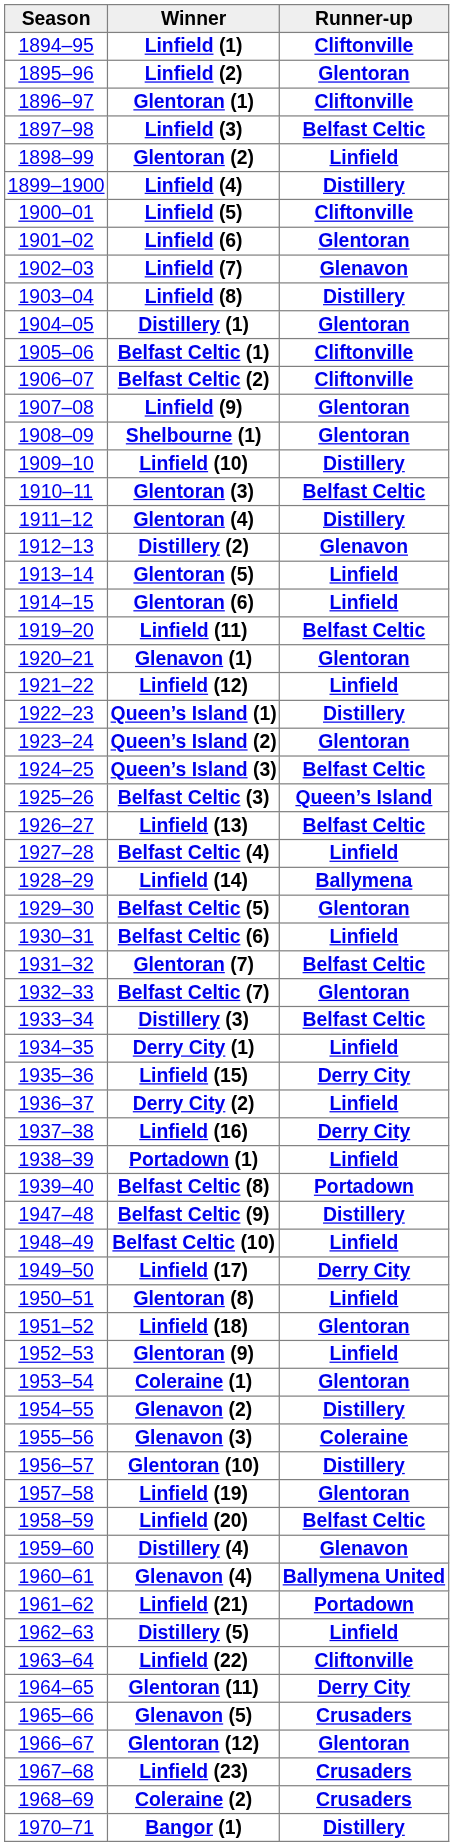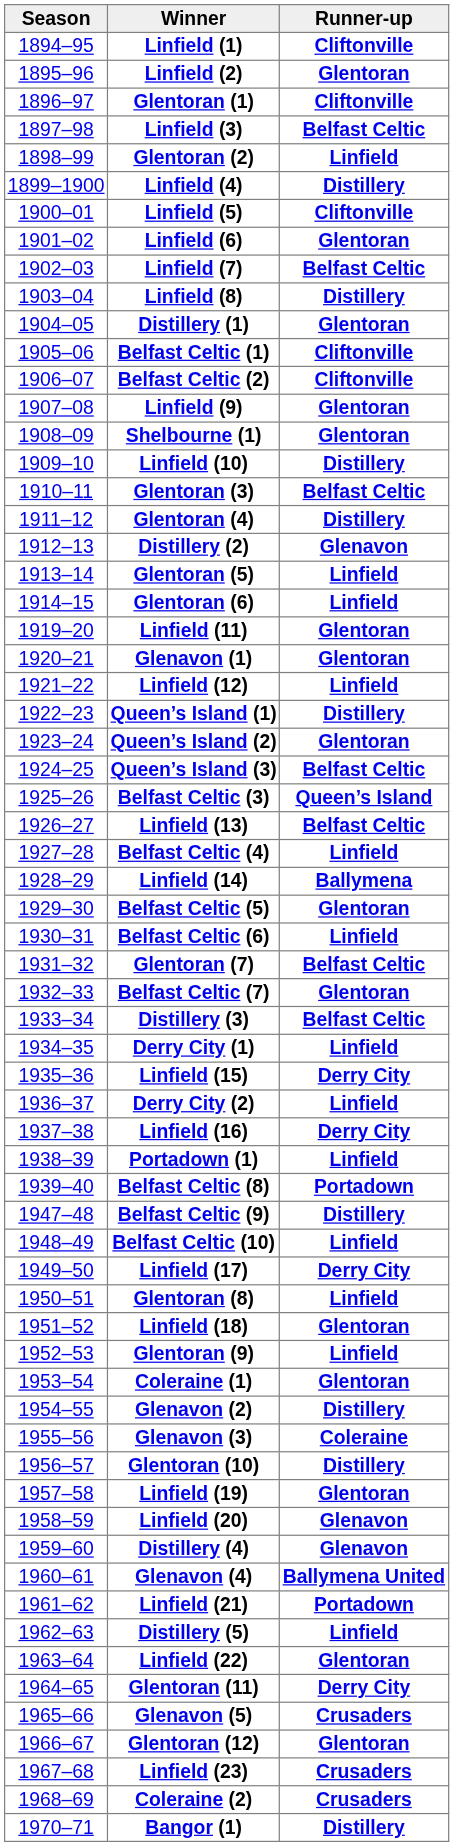(364, 268) Glenavon -> (364, 268) Belfast Celtic
(364, 630) Belfast Celtic -> (364, 630) Glentoran
(364, 1521) Belfast Celtic -> (364, 1521) Glenavon
(364, 1660) Cliftonville -> (364, 1660) Glentoran
